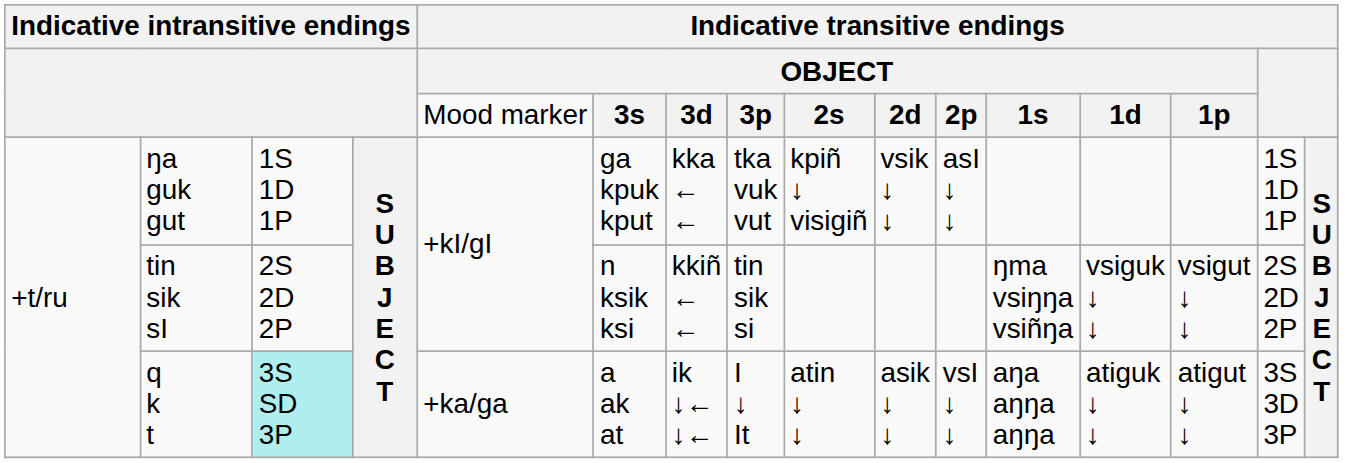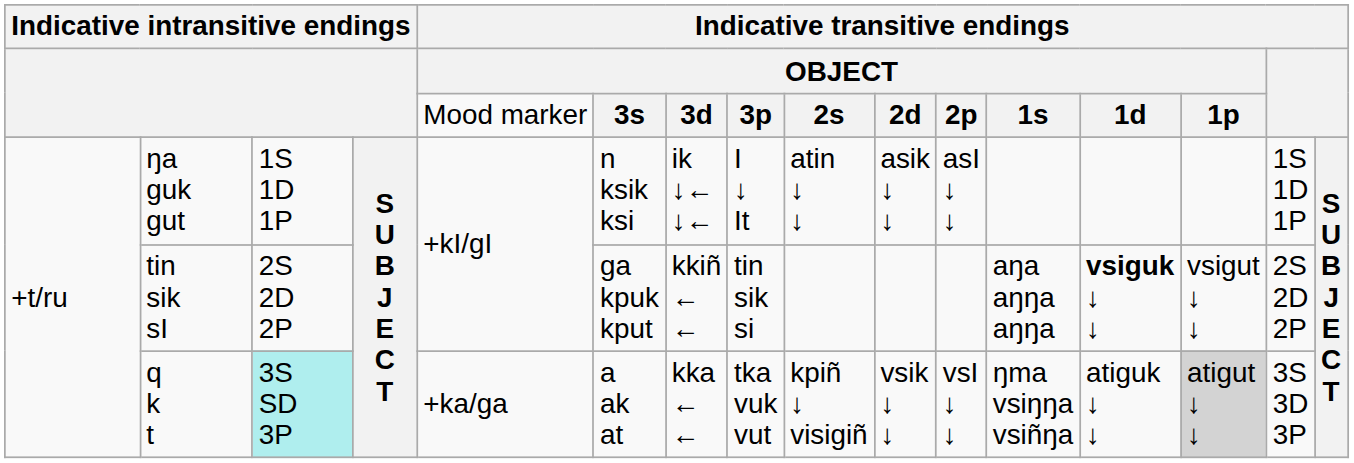(629, 190) ga kpuk kput -> (624, 190) n ksik ksi
(693, 190) kka ← ← -> (693, 190) ik ↓← ↓←
(756, 190) tka vuk vut -> (742, 190) I ↓ It
(829, 190) kpiñ ↓ visigiñ -> (813, 190) atin ↓ ↓
(904, 190) vsik ↓ ↓ -> (905, 190) asik ↓ ↓
(624, 297) n ksik ksi -> (629, 297) ga kpuk kput
(1033, 297) ŋma vsiŋŋa vsiñŋa -> (1024, 297) aŋa aŋŋa aŋŋa
(1126, 297) normal -> (1130, 297) bold
(693, 403) ik ↓← ↓← -> (693, 403) kka ← ←
(742, 403) I ↓ It -> (756, 403) tka vuk vut
(813, 403) atin ↓ ↓ -> (829, 403) kpiñ ↓ visigiñ
(905, 403) asik ↓ ↓ -> (904, 403) vsik ↓ ↓
(1024, 403) aŋa aŋŋa aŋŋa -> (1033, 403) ŋma vsiŋŋa vsiñŋa
(1212, 403) no background -> (1221, 403) lightgrey background
